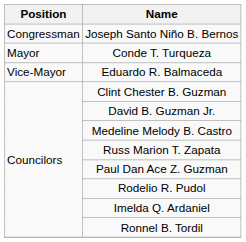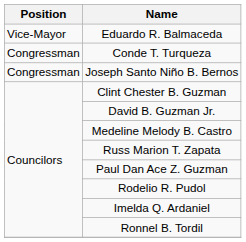rows swapped: (162, 33) <-> (162, 72)
(23, 53) Mayor -> (43, 53) Congressman
